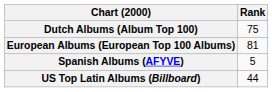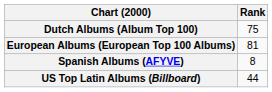(253, 62) 5 -> (253, 62) 8
